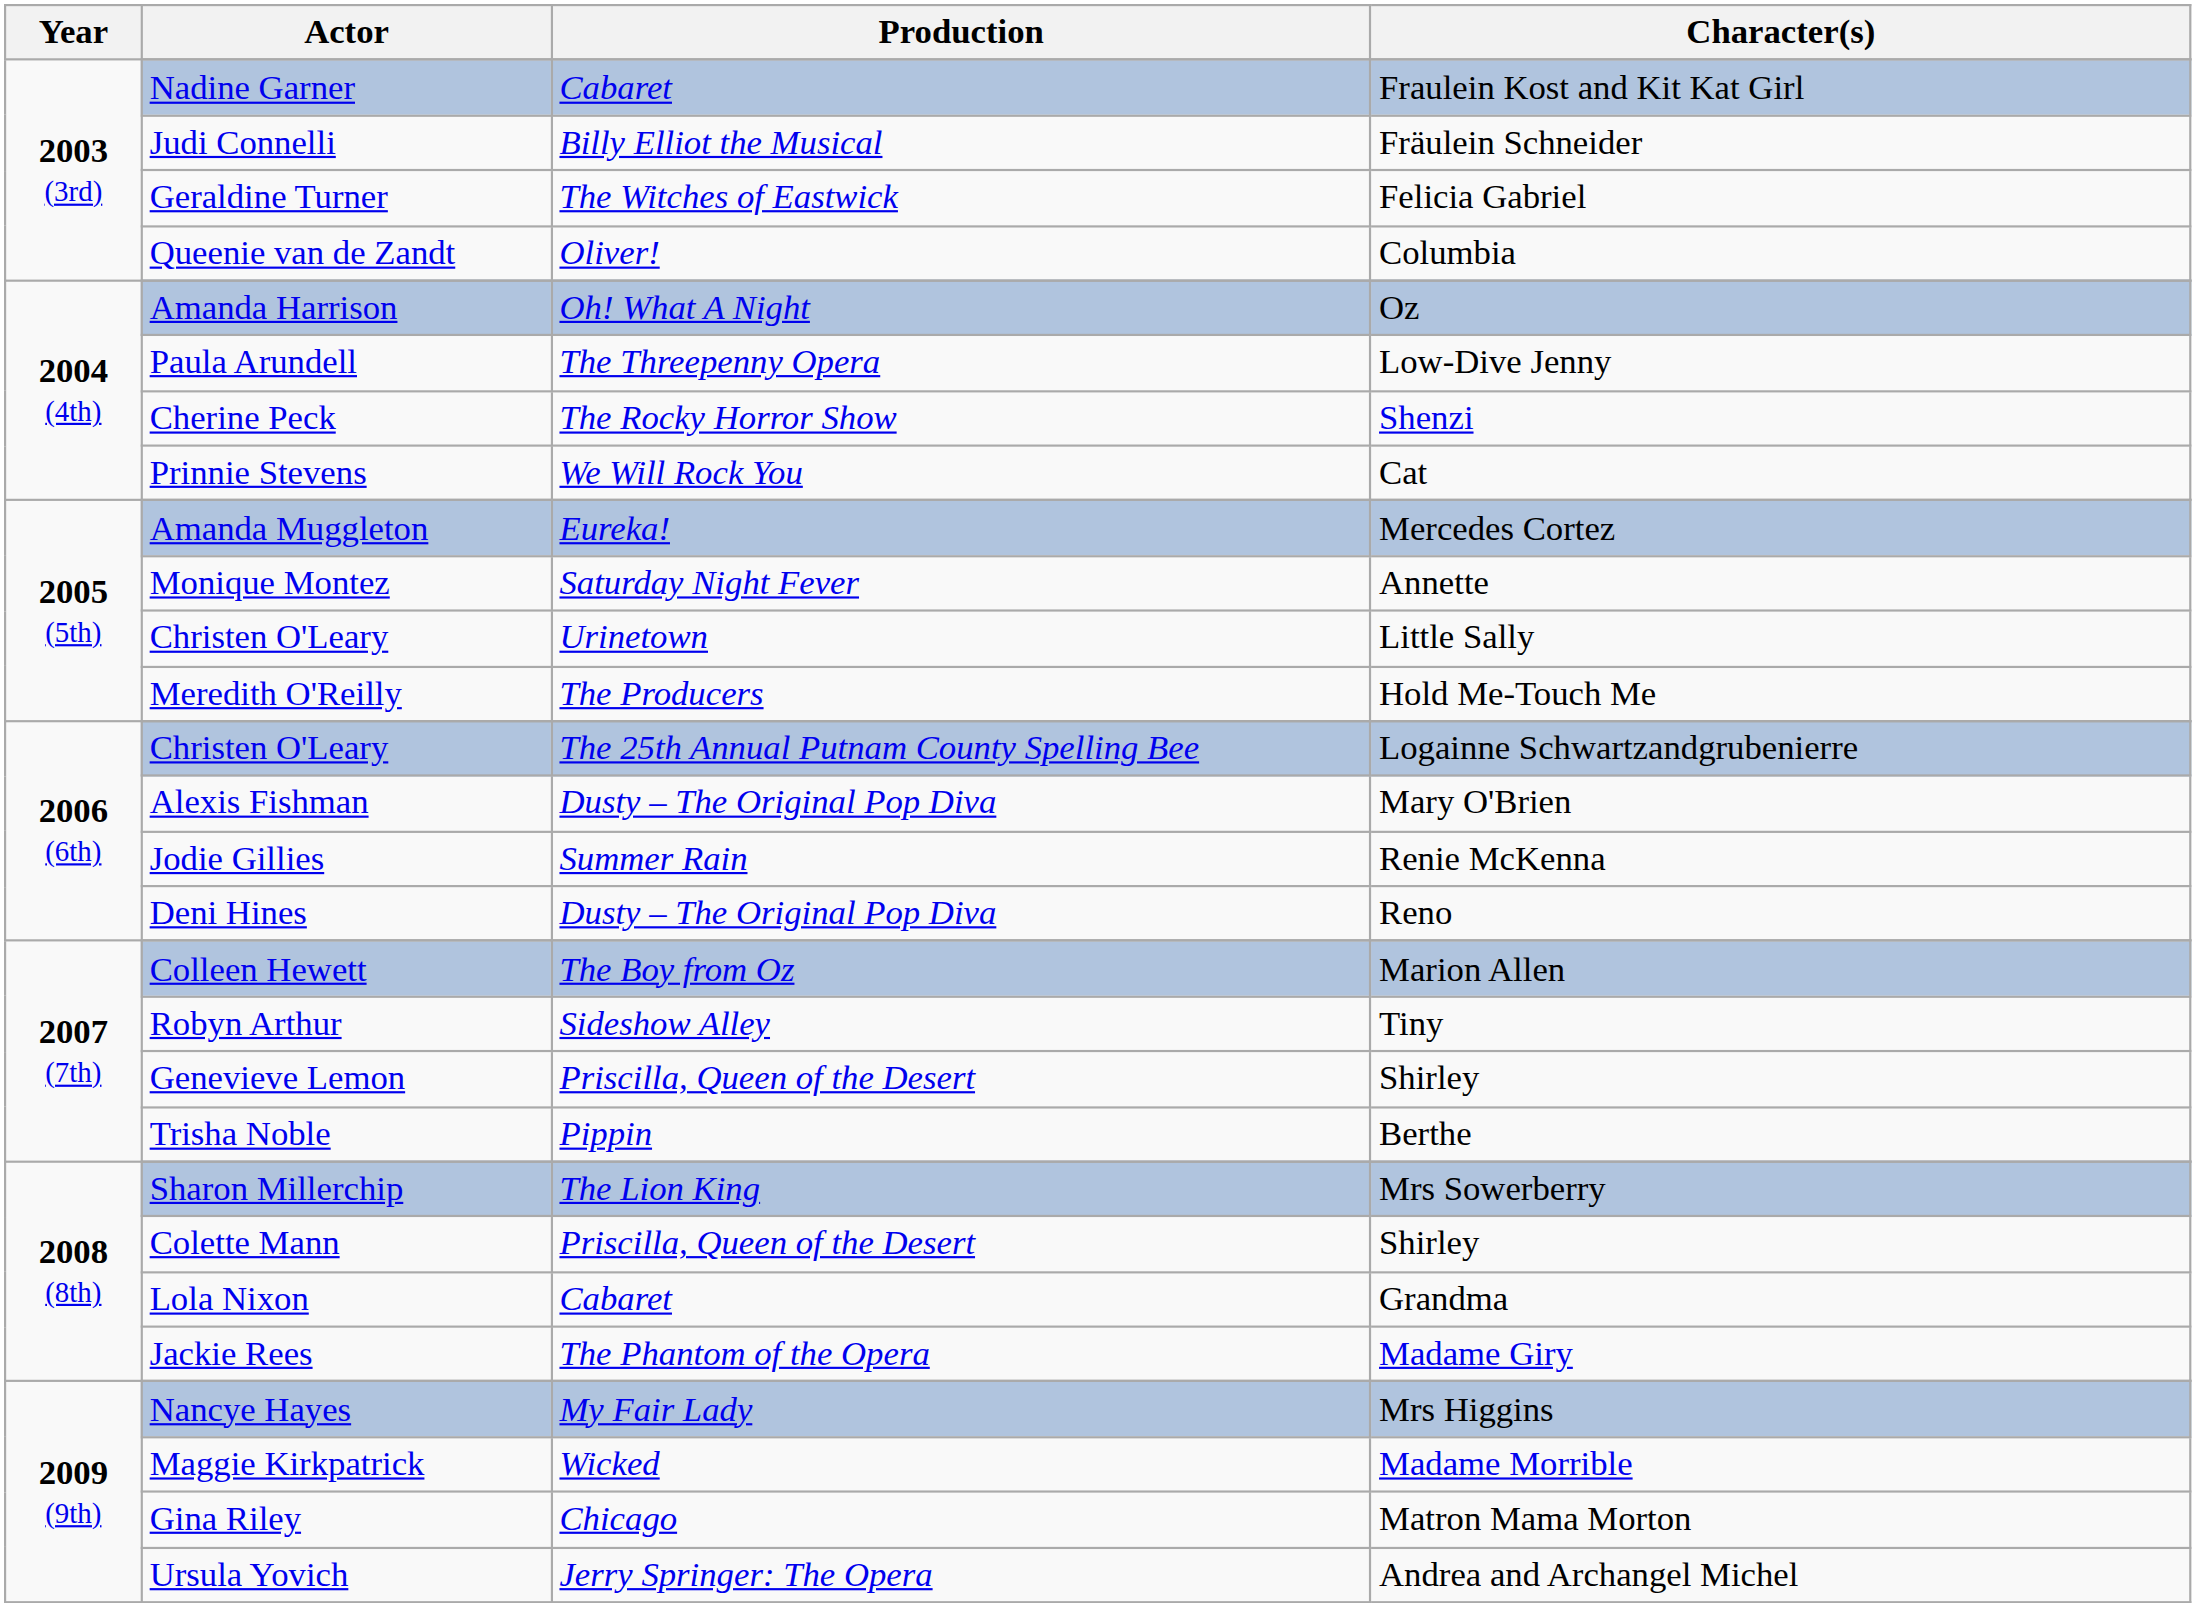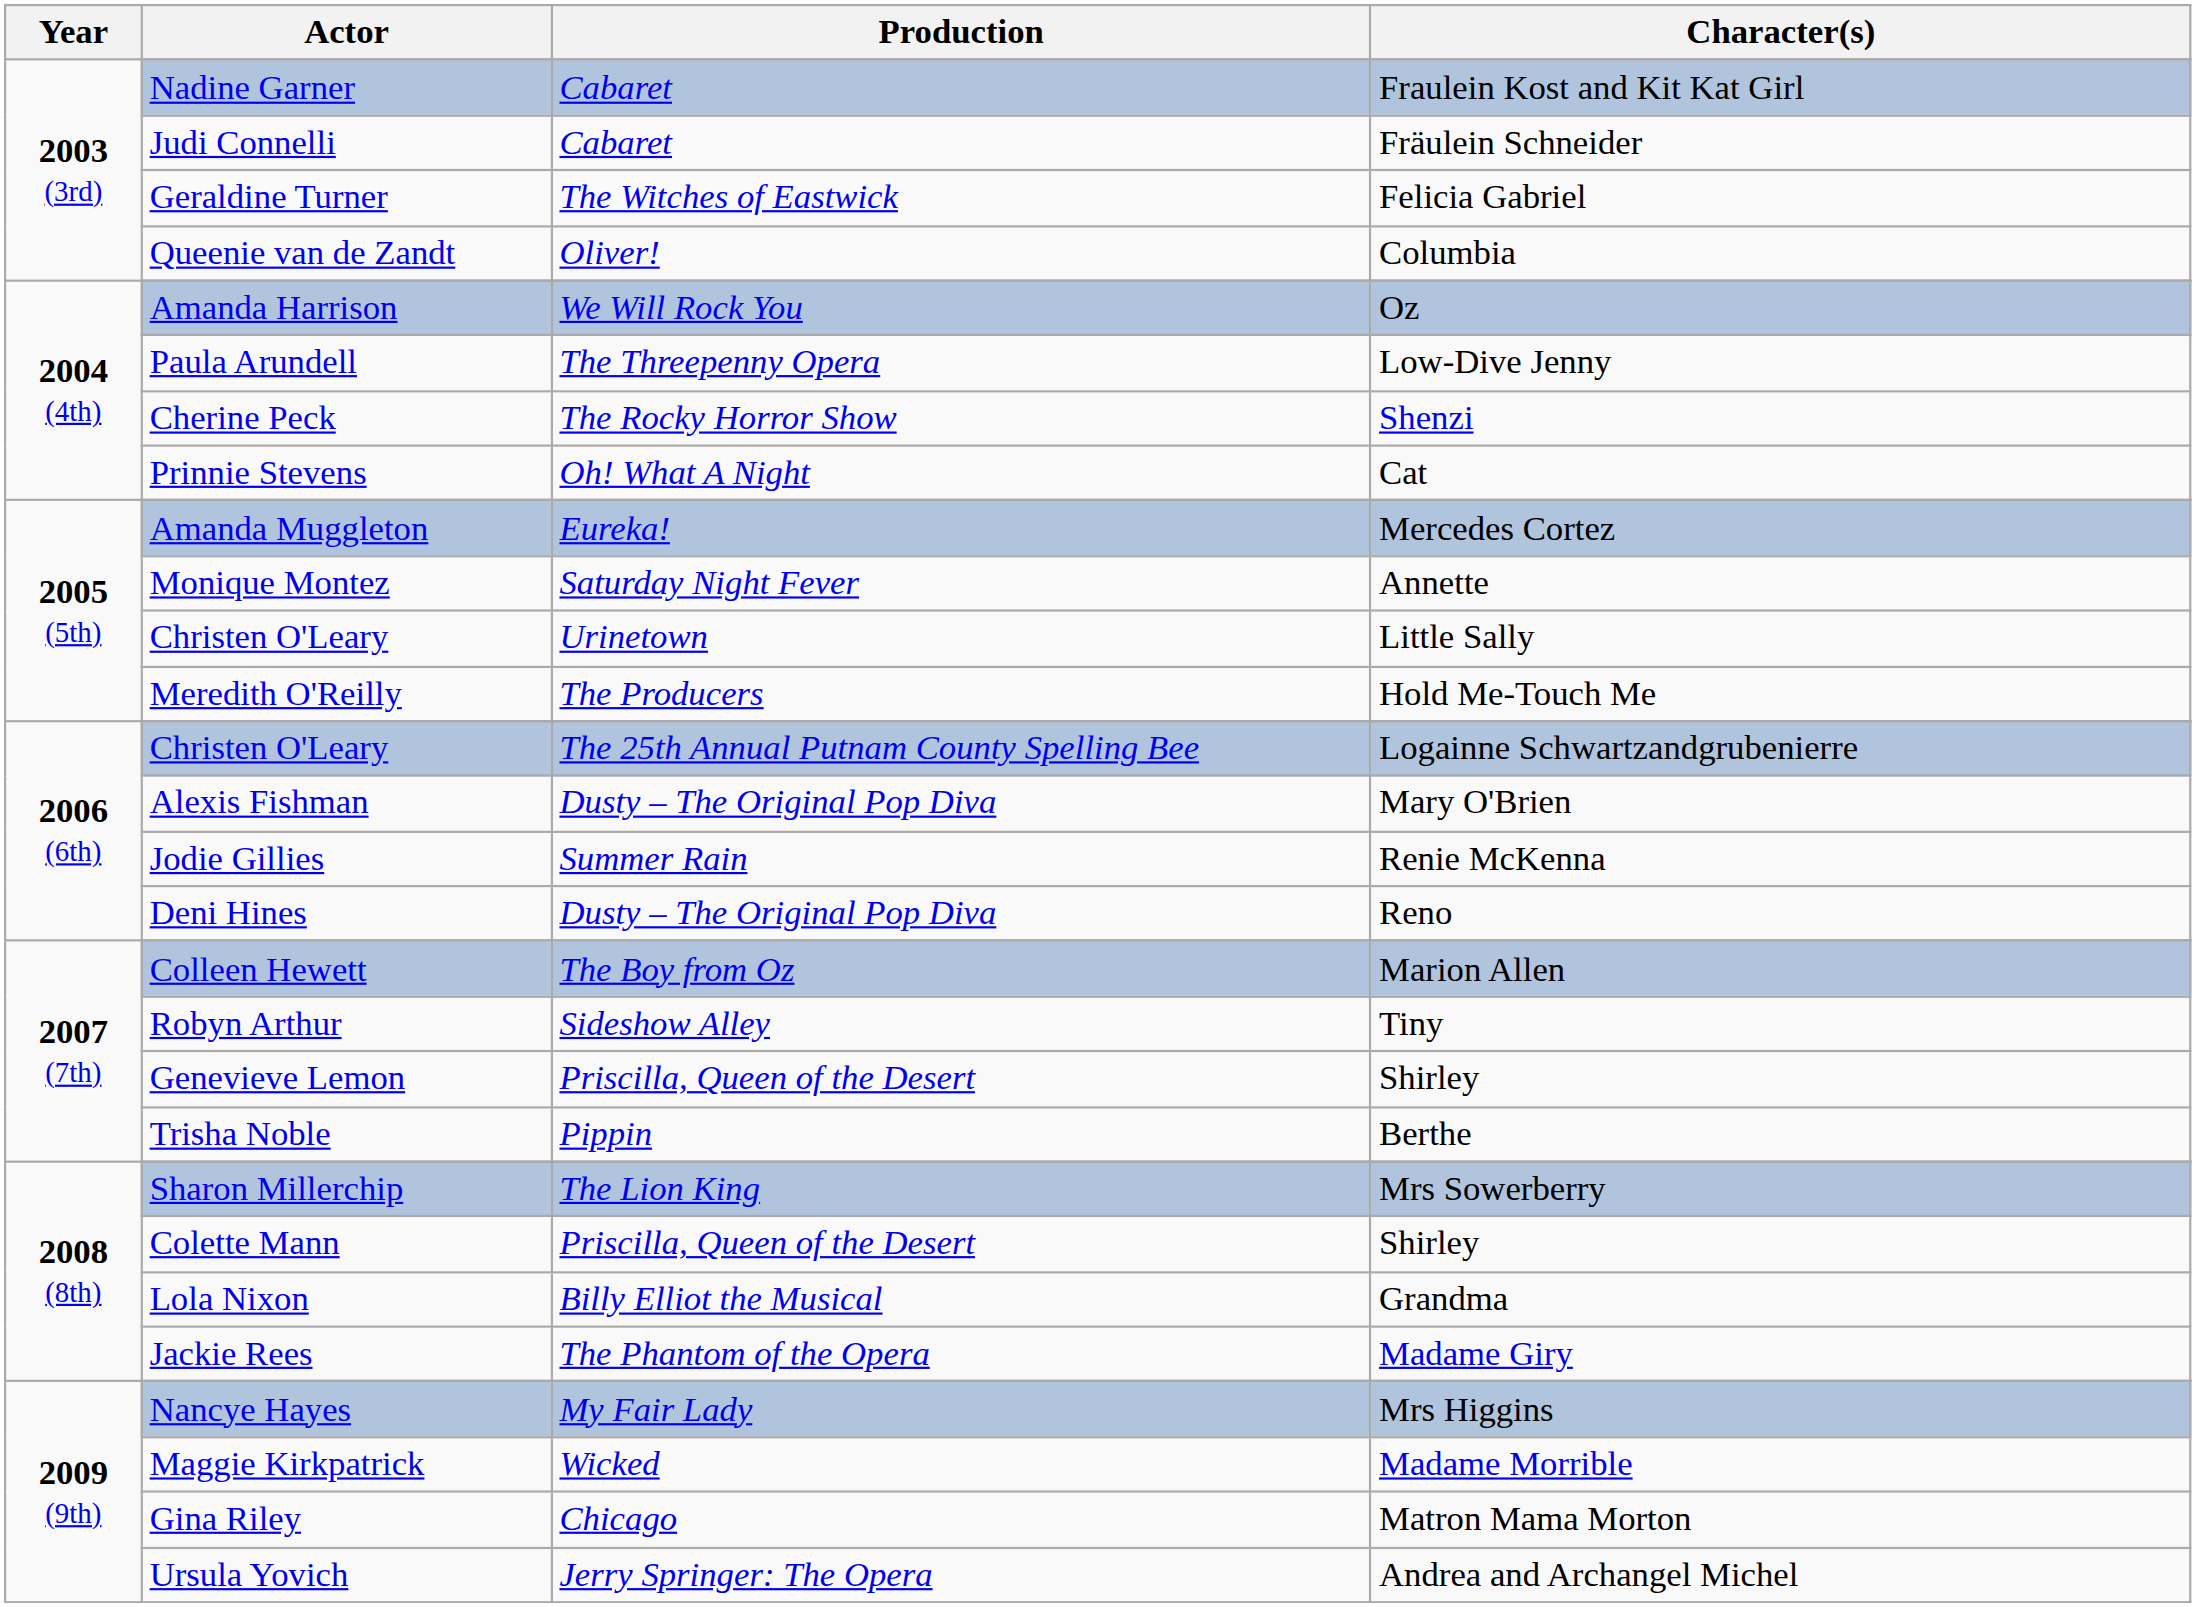(721, 142) Billy Elliot the Musical -> (616, 142) Cabaret
(685, 307) Oh! What A Night -> (681, 307) We Will Rock You
(681, 472) We Will Rock You -> (685, 472) Oh! What A Night
(616, 1298) Cabaret -> (721, 1298) Billy Elliot the Musical
